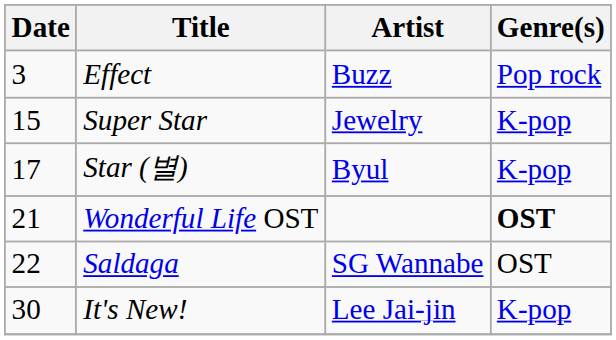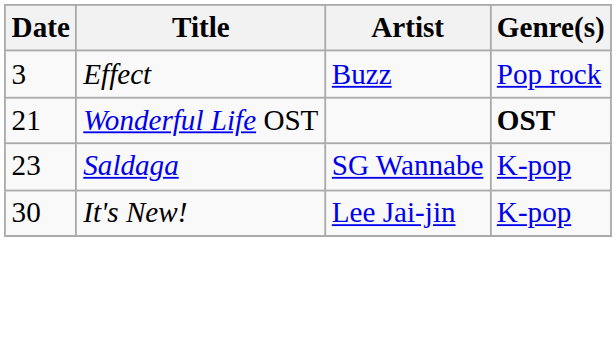- row: (145, 119)
- row: (135, 167)
(26, 263) 22 -> (26, 166) 23
(524, 263) OST -> (534, 166) K-pop
